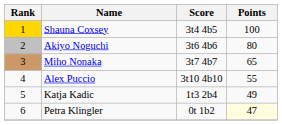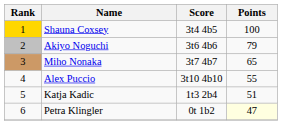(252, 45) 80 -> (252, 45) 79
(252, 95) 49 -> (252, 95) 51
